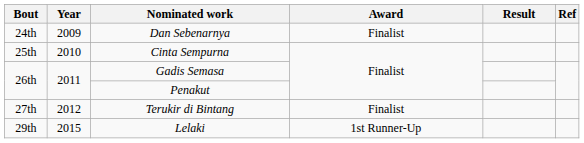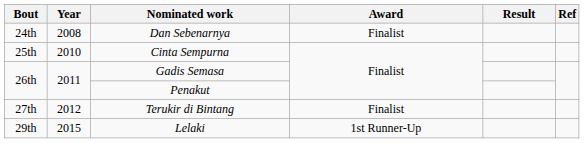(69, 33) 2009 -> (69, 33) 2008
